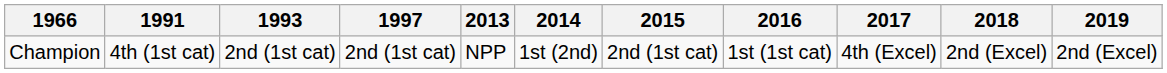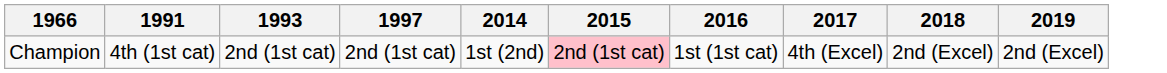- column: (487, 20)
(663, 52) no background -> (609, 52) pink background
